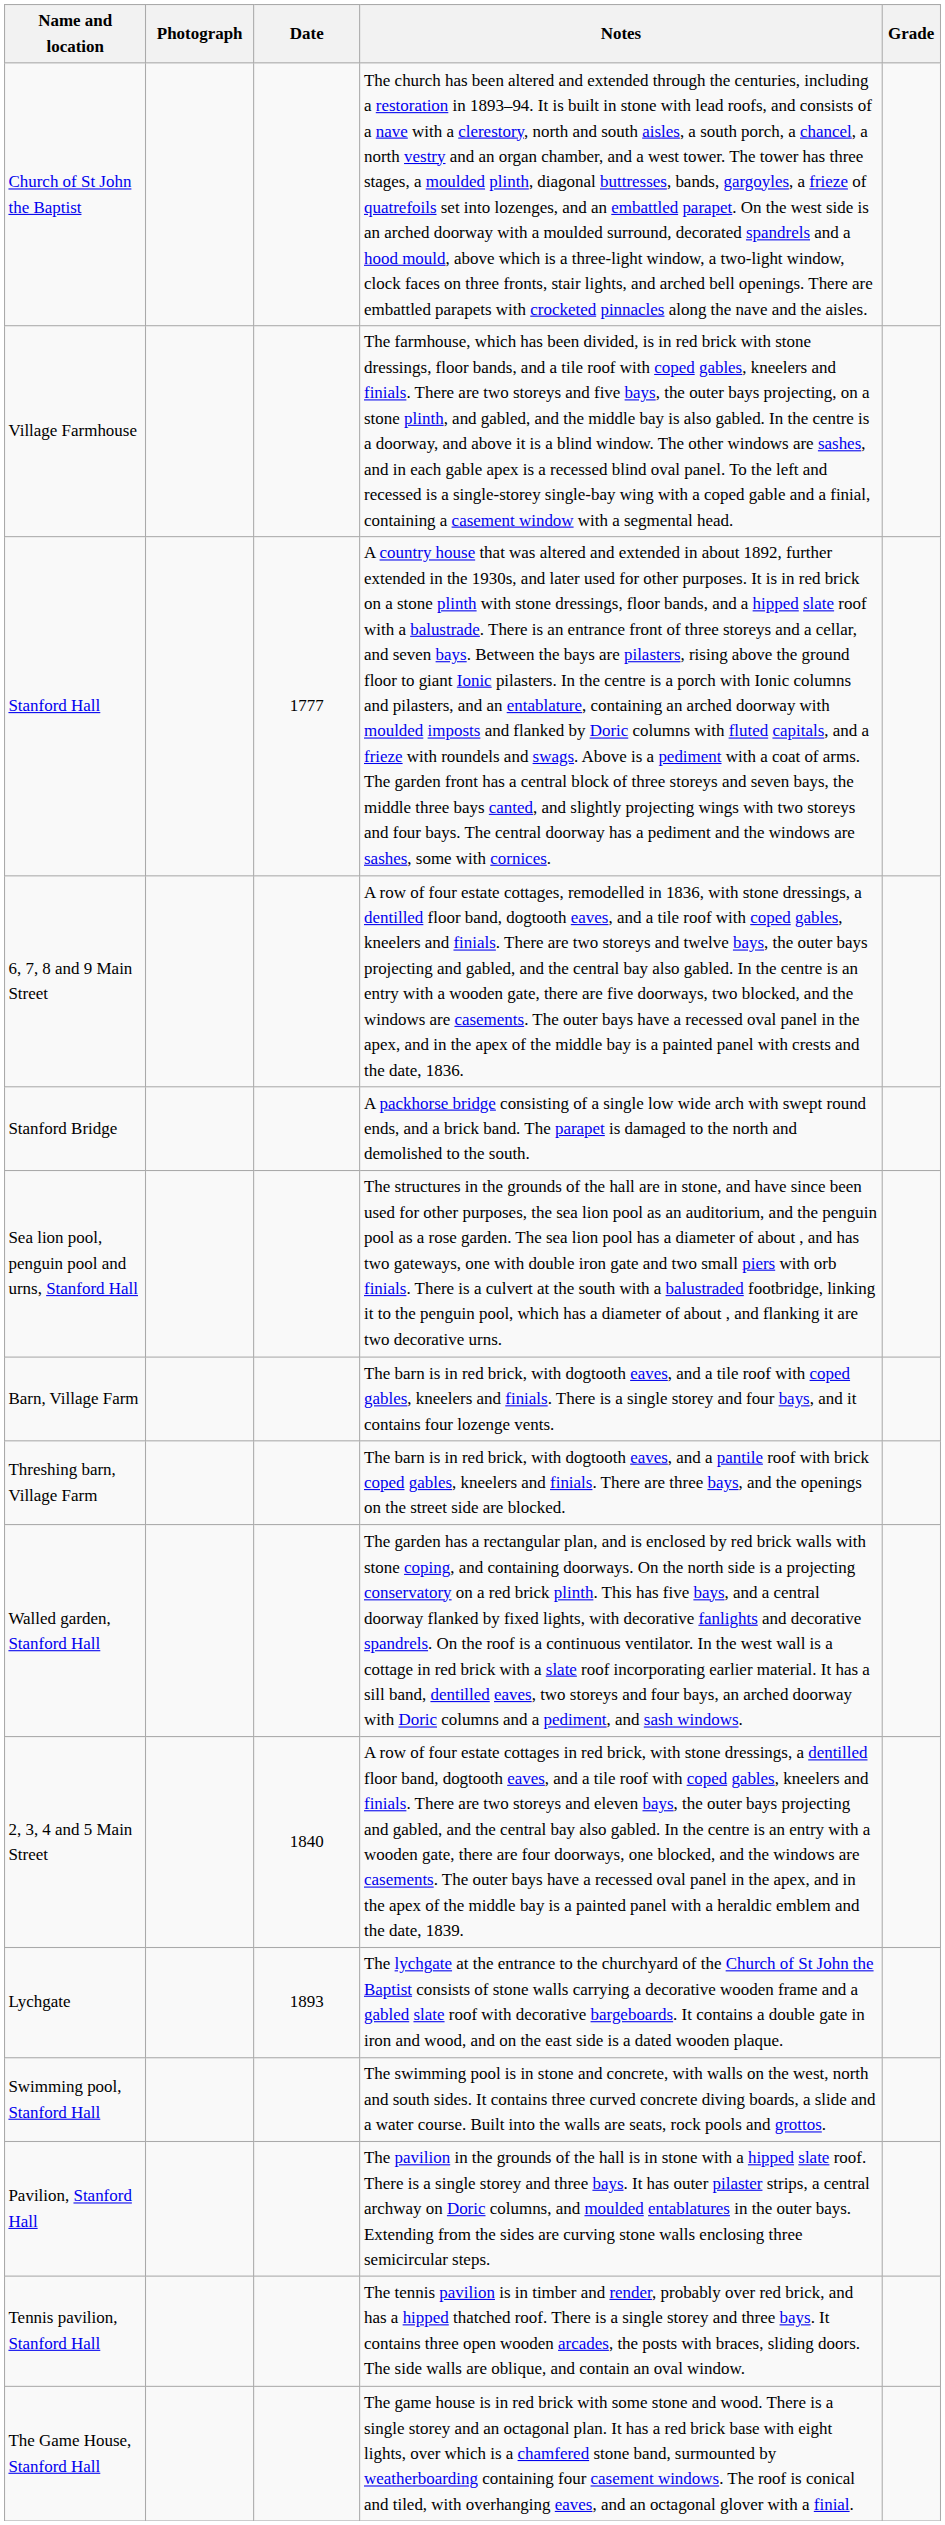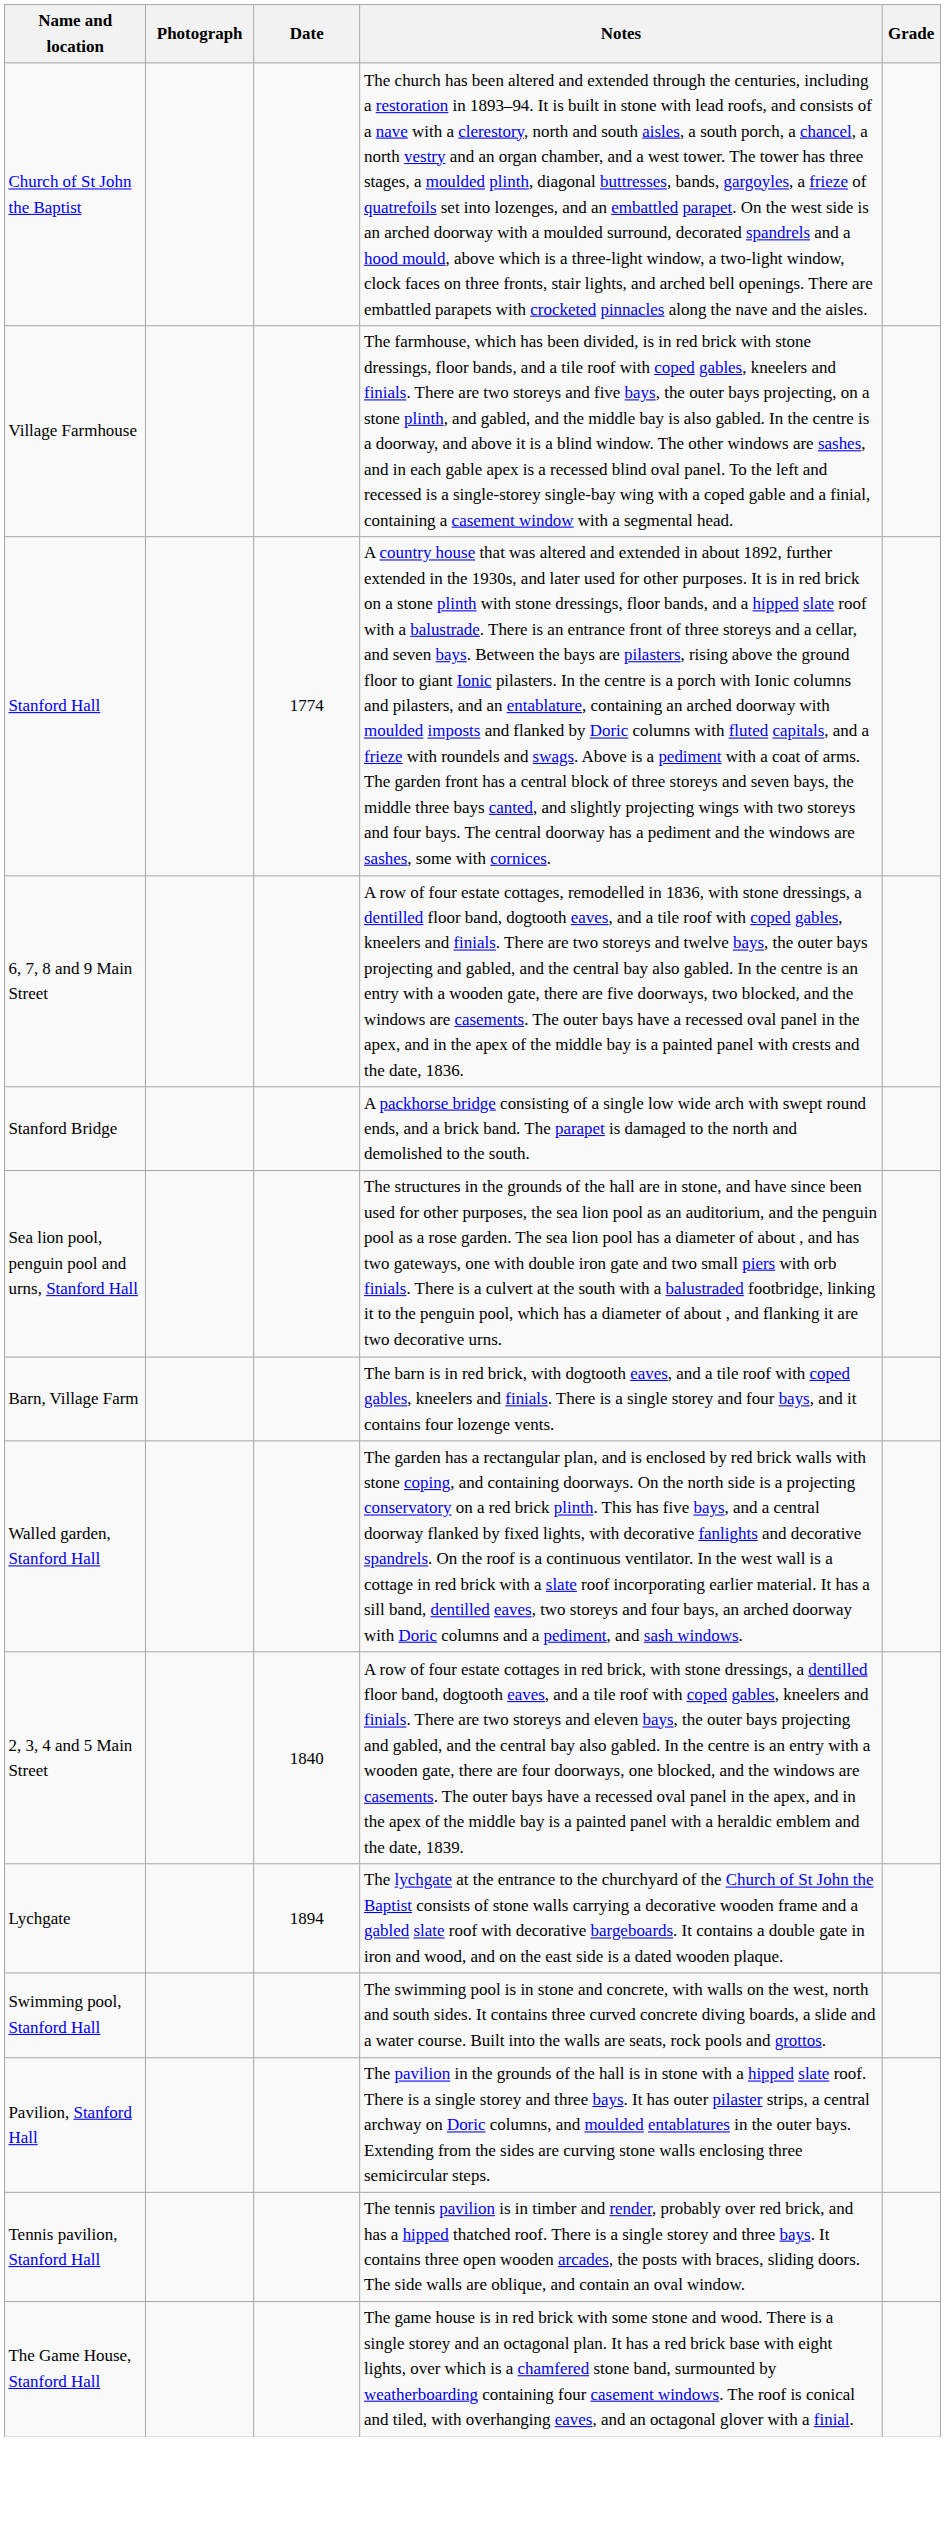(307, 706) 1777 -> (307, 706) 1774
- row: (62, 1482)
(307, 2002) 1893 -> (307, 1918) 1894
